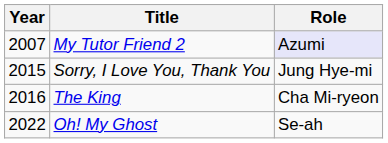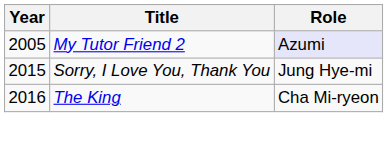(27, 44) 2007 -> (27, 44) 2005
- row: (105, 124)
